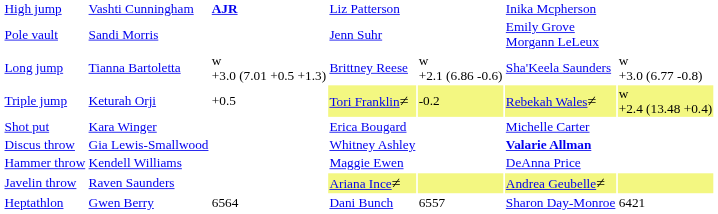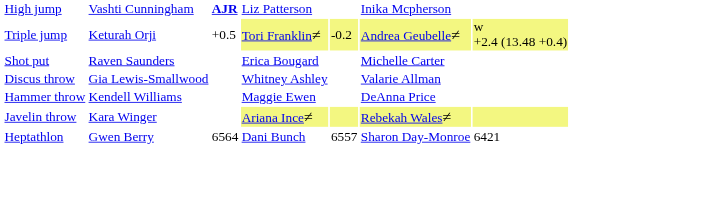- row: (31, 34)
- row: (34, 67)
(551, 101) Rebekah Wales≠ -> (410, 34) Andrea Geubelle≠
(123, 126) Kara Winger -> (132, 60) Raven Saunders
(549, 145) bold -> (401, 78) normal
(132, 183) Raven Saunders -> (123, 116) Kara Winger
(555, 183) Andrea Geubelle≠ -> (406, 116) Rebekah Wales≠
